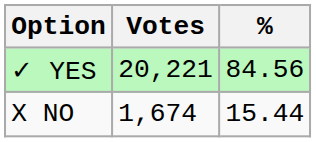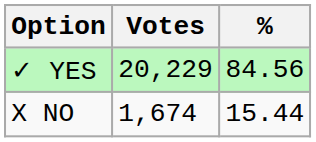(166, 70) 20,221 -> (166, 70) 20,229
